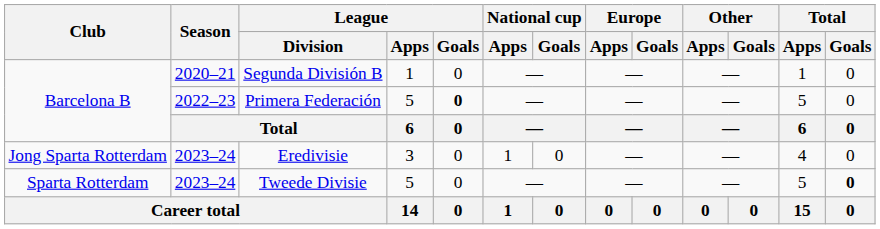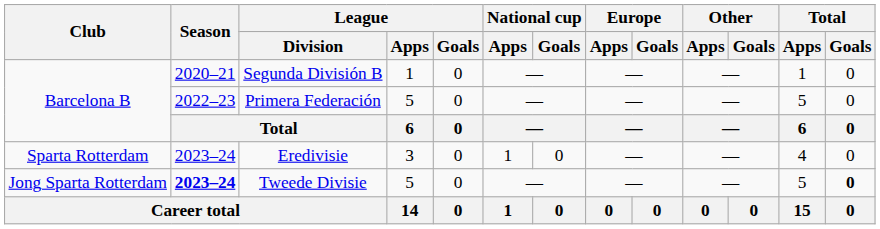(458, 100) bold -> (458, 100) normal
(88, 155) Jong Sparta Rotterdam -> (88, 155) Sparta Rotterdam
(88, 182) Sparta Rotterdam -> (88, 182) Jong Sparta Rotterdam
(205, 182) normal -> (205, 182) bold
